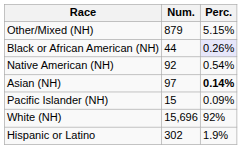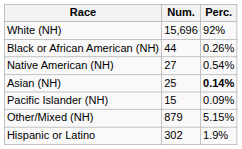rows swapped: (34, 118) <-> (50, 30)
(219, 48) lavender background -> (219, 48) no background
(170, 65) 92 -> (170, 65) 27
(170, 83) 97 -> (170, 83) 25
